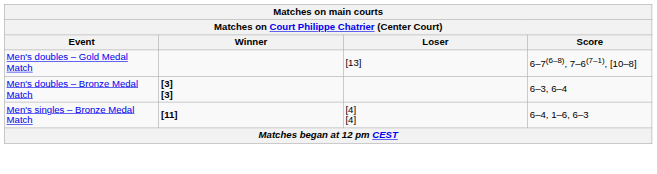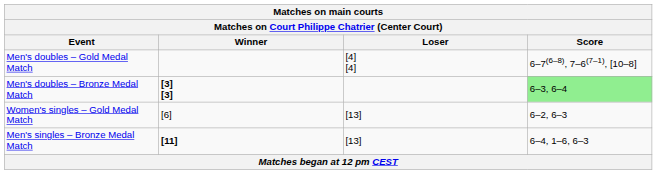(353, 63) [13] -> (351, 63) [4] [4]
(549, 89) no background -> (549, 89) lightgreen background
+ row: (72, 115)
(351, 115) [4] [4] -> (353, 141) [13]
